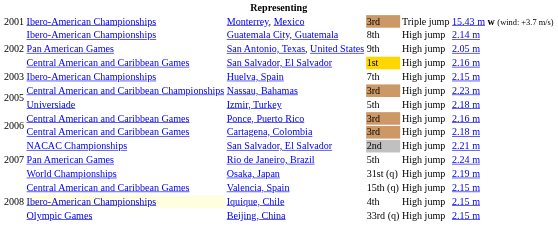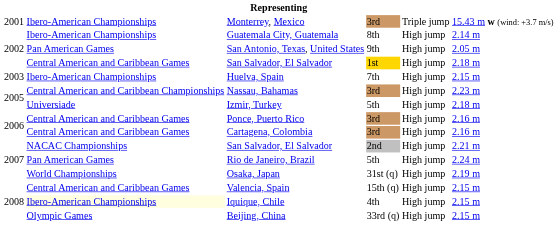(466, 63) 2.16 m -> (466, 63) 2.18 m
(466, 132) 2.18 m -> (466, 132) 2.16 m
